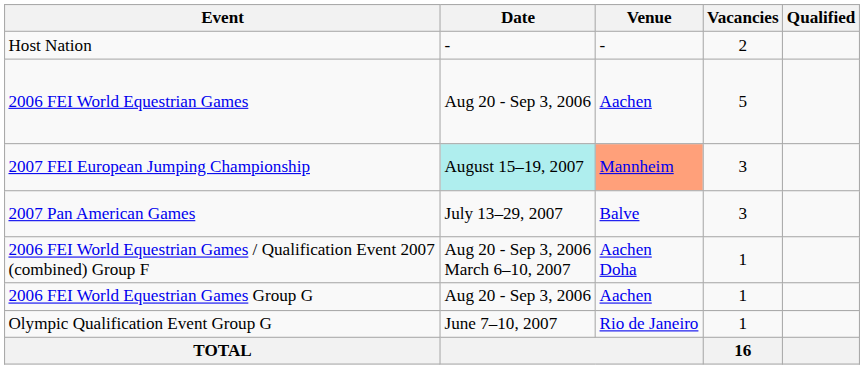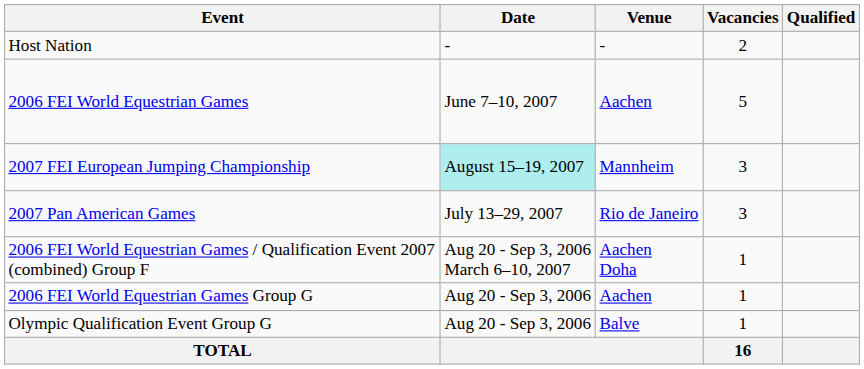(518, 101) Aug 20 - Sep 3, 2006 -> (501, 101) June 7–10, 2007
(637, 166) lightsalmon background -> (637, 166) no background
(619, 213) Balve -> (649, 213) Rio de Janeiro
(501, 323) June 7–10, 2007 -> (518, 323) Aug 20 - Sep 3, 2006
(649, 323) Rio de Janeiro -> (619, 323) Balve
